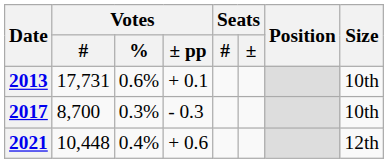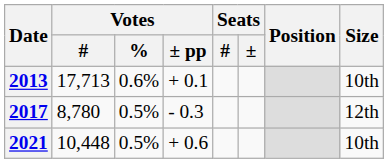(83, 81) 17,731 -> (83, 81) 17,713
(78, 111) 8,700 -> (78, 111) 8,780
(139, 111) 0.3% -> (139, 111) 0.5%
(362, 111) 10th -> (362, 111) 12th
(139, 142) 0.4% -> (139, 142) 0.5%
(362, 142) 12th -> (362, 142) 10th
